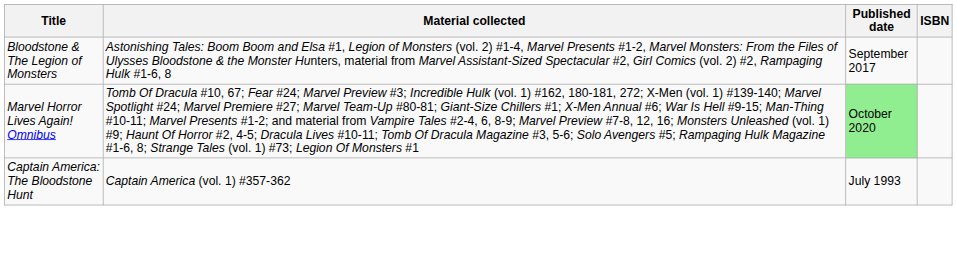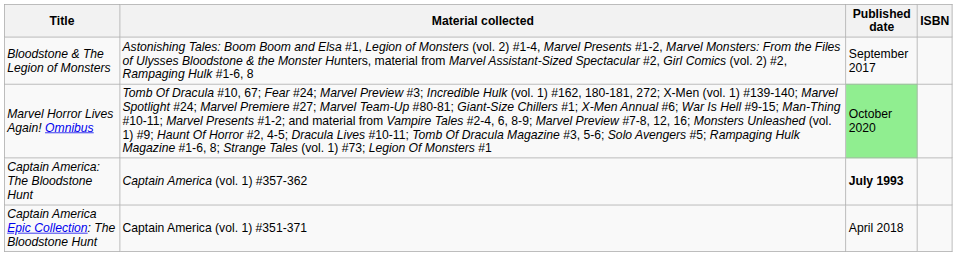(875, 181) normal -> (876, 181) bold
+ row: (61, 228)
